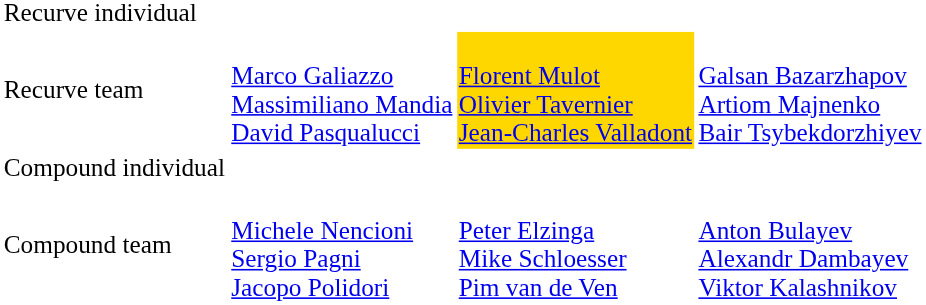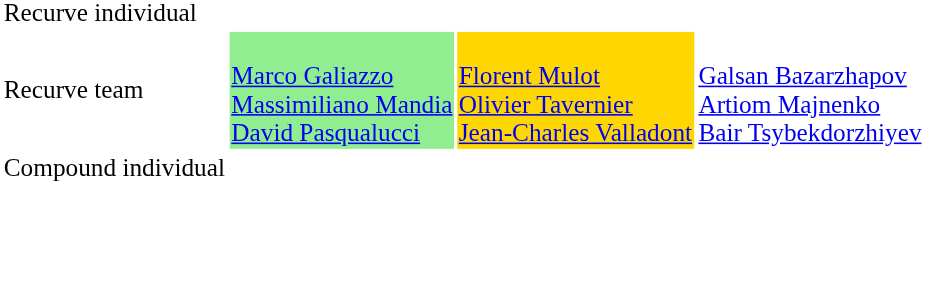(342, 104) no background -> (342, 104) lightgreen background
- row: (88, 244)
